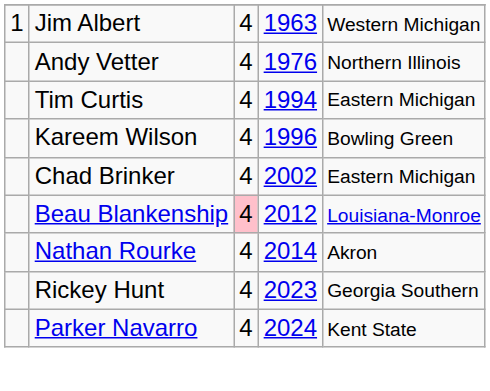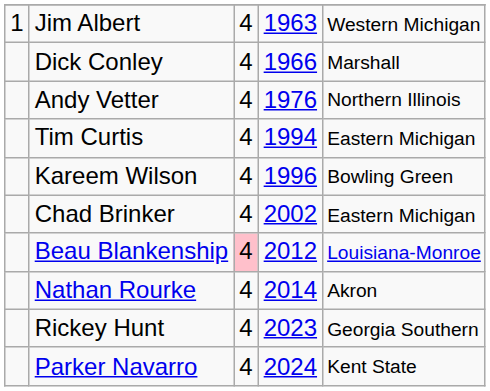+ row: (99, 61)
